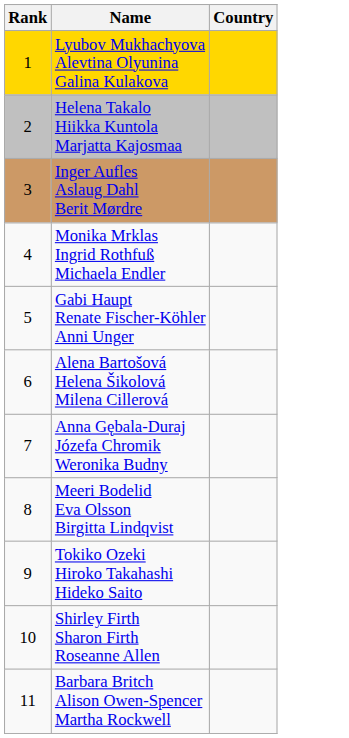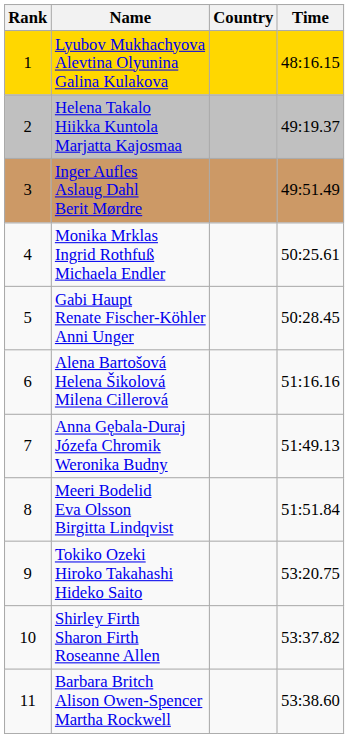+ column: (310, 17)
